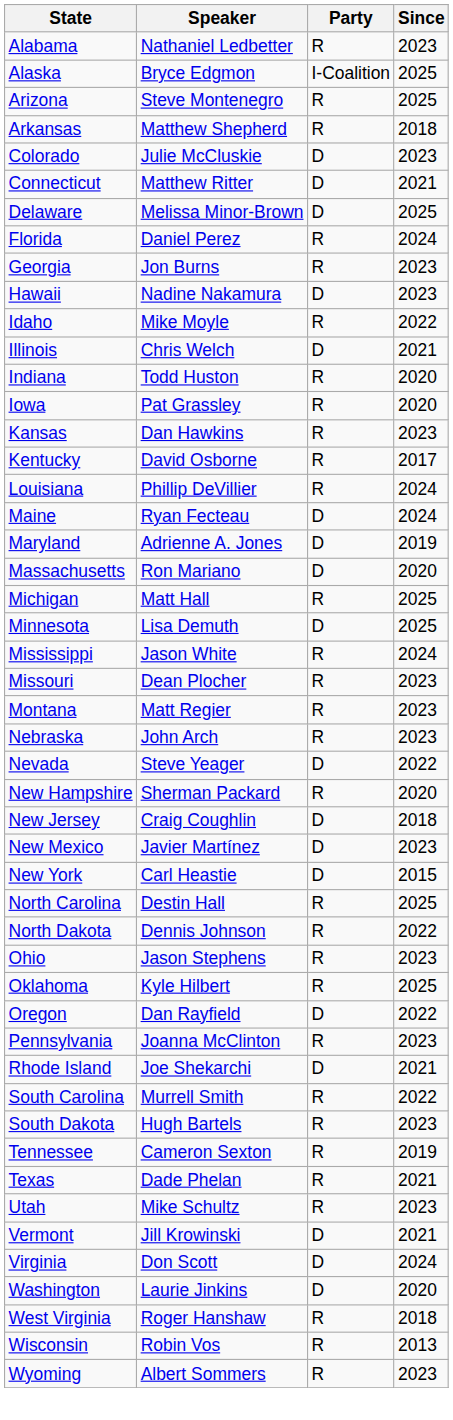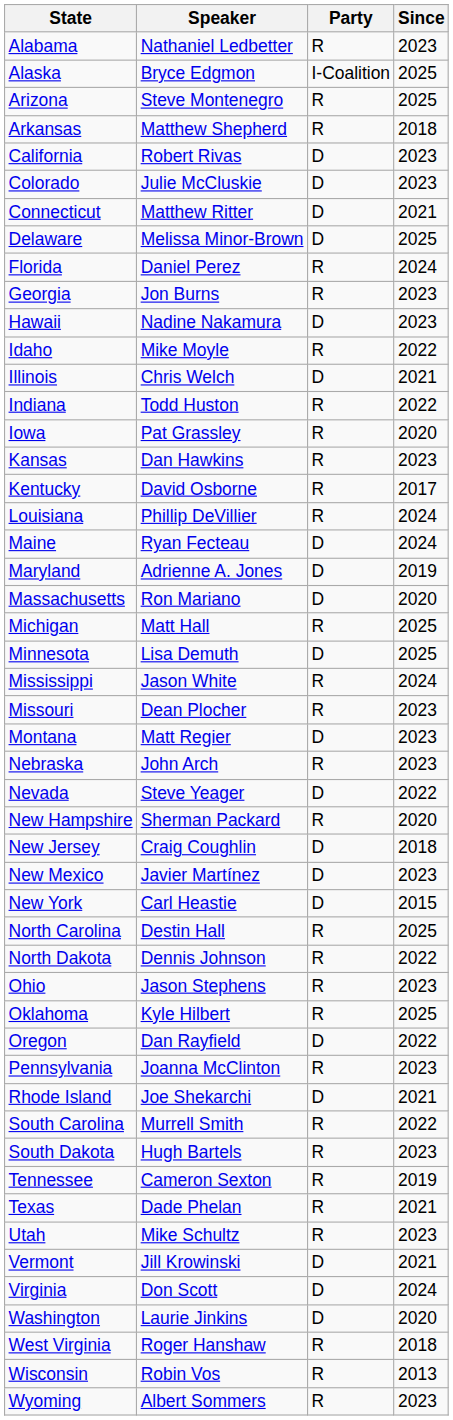+ row: (45, 156)
(417, 377) 2020 -> (417, 405) 2022
(318, 709) R -> (318, 737) D
